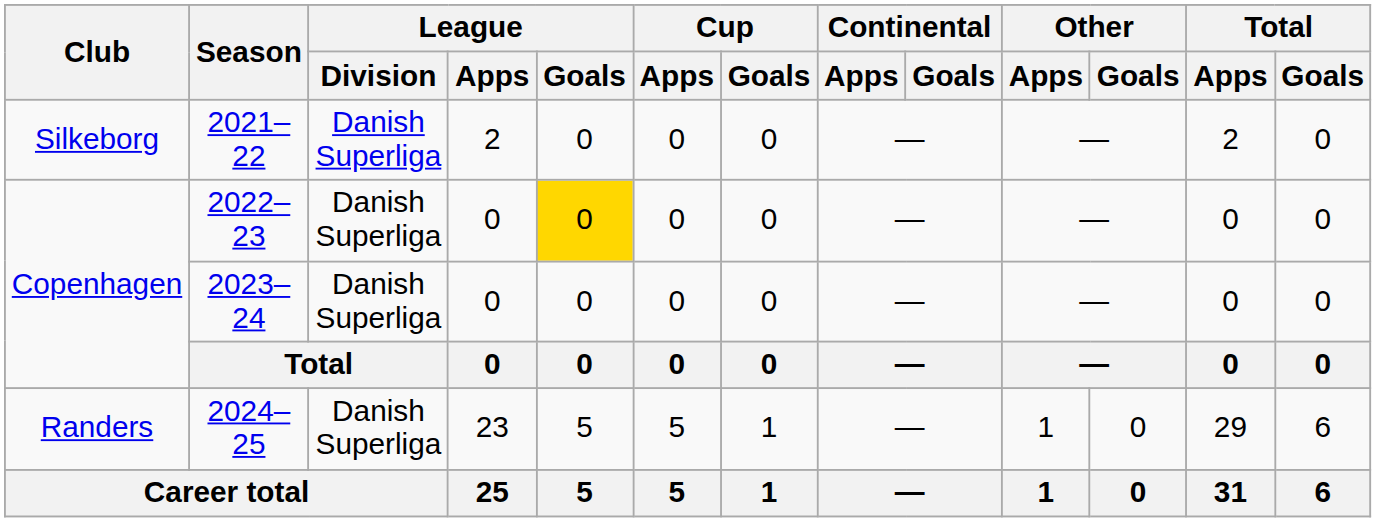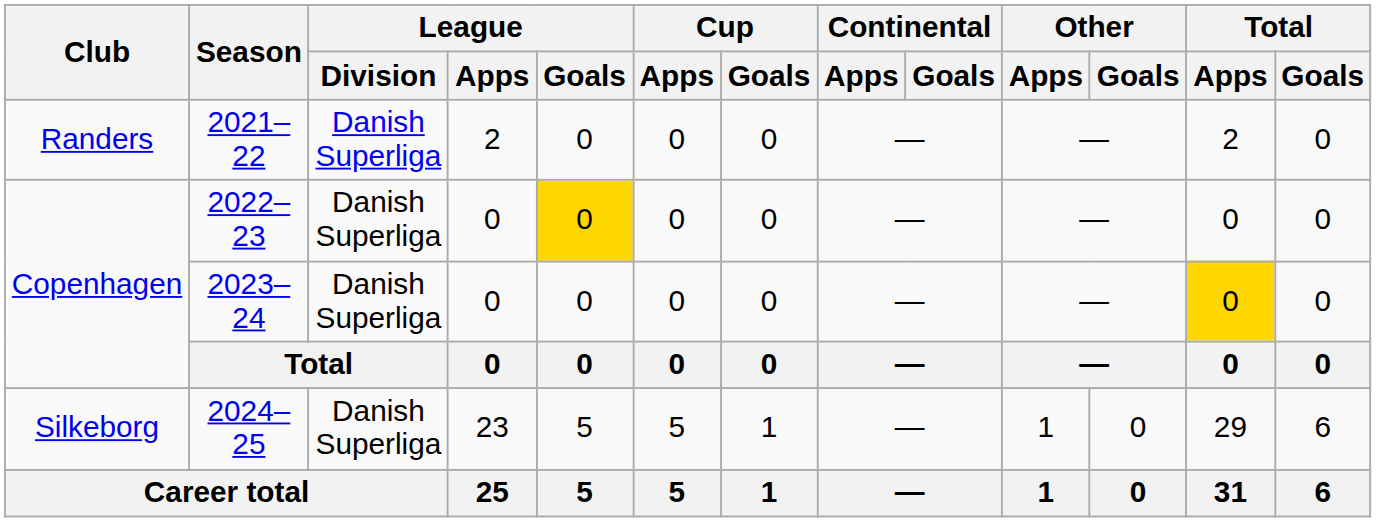(97, 139) Silkeborg -> (97, 139) Randers
(1230, 300) no background -> (1230, 300) gold background
(97, 428) Randers -> (97, 428) Silkeborg
